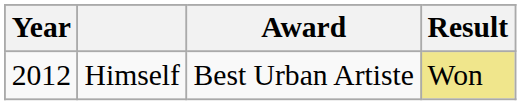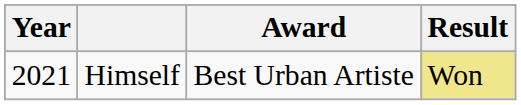(41, 74) 2012 -> (41, 74) 2021
